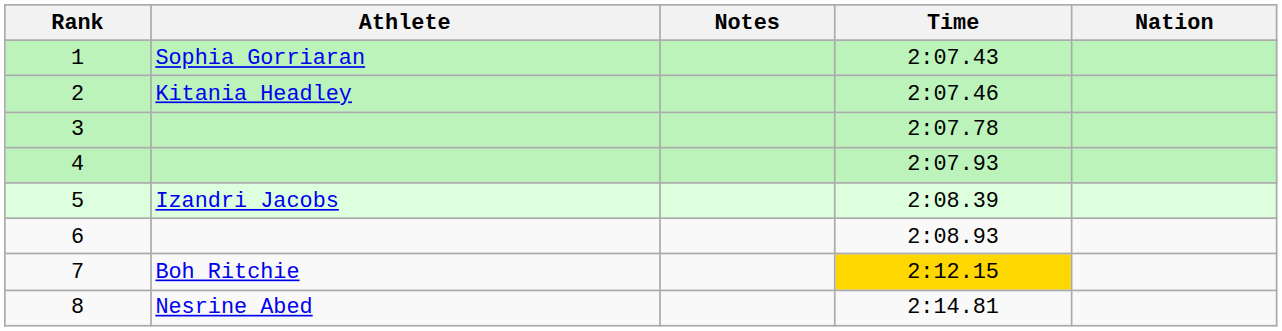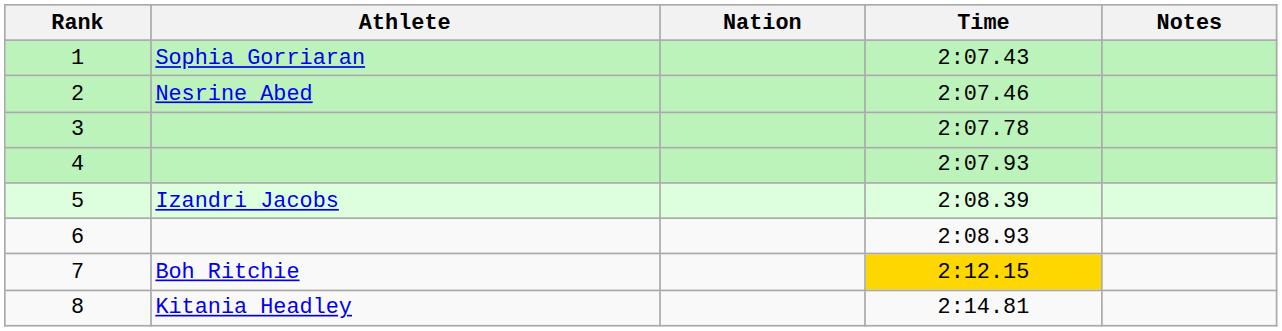columns swapped: (1174, 23) <-> (747, 23)
(254, 94) Kitania Headley -> (234, 94) Nesrine Abed
(234, 307) Nesrine Abed -> (254, 307) Kitania Headley
